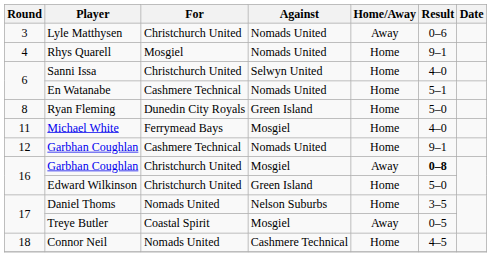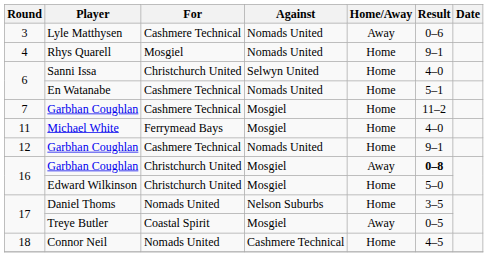(193, 33) Christchurch United -> (192, 33) Cashmere Technical
+ row: (24, 109)
- row: (24, 109)
(282, 185) Green Island -> (267, 185) Mosgiel
